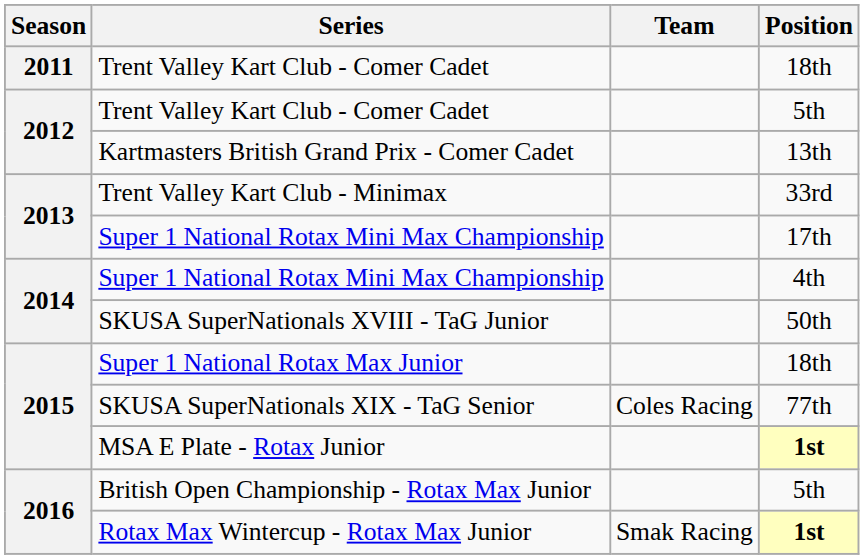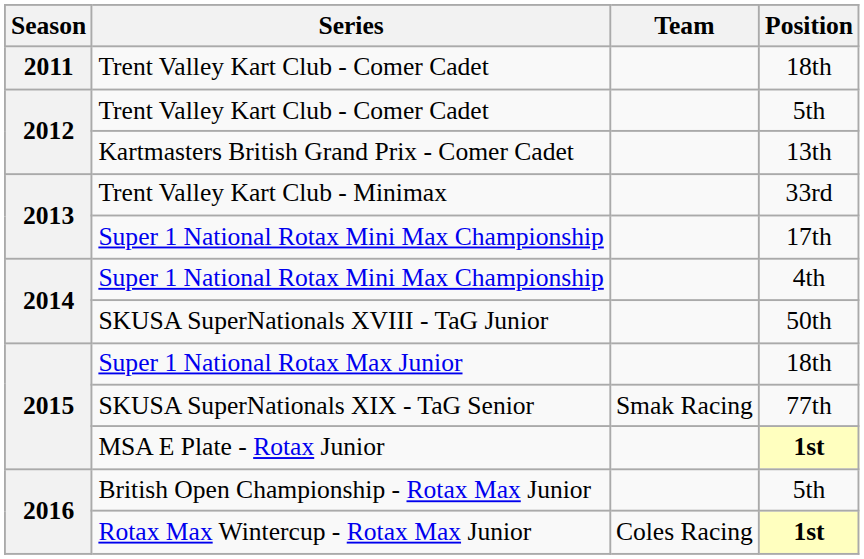(684, 404) Coles Racing -> (684, 404) Smak Racing
(684, 531) Smak Racing -> (684, 531) Coles Racing
